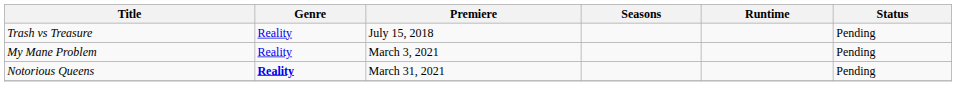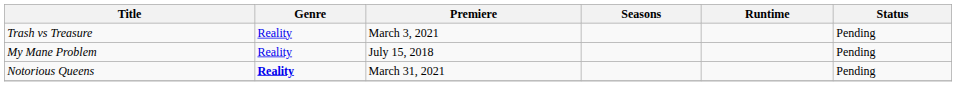(401, 33) July 15, 2018 -> (404, 33) March 3, 2021
(404, 52) March 3, 2021 -> (401, 52) July 15, 2018
